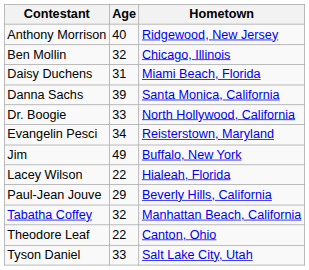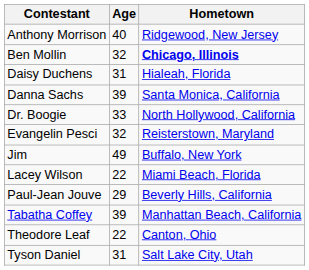(186, 54) normal -> (190, 54) bold
(201, 74) Miami Beach, Florida -> (186, 74) Hialeah, Florida
(119, 134) 34 -> (119, 134) 32
(186, 174) Hialeah, Florida -> (201, 174) Miami Beach, Florida
(119, 214) 32 -> (119, 214) 39
(119, 255) 33 -> (119, 255) 31
